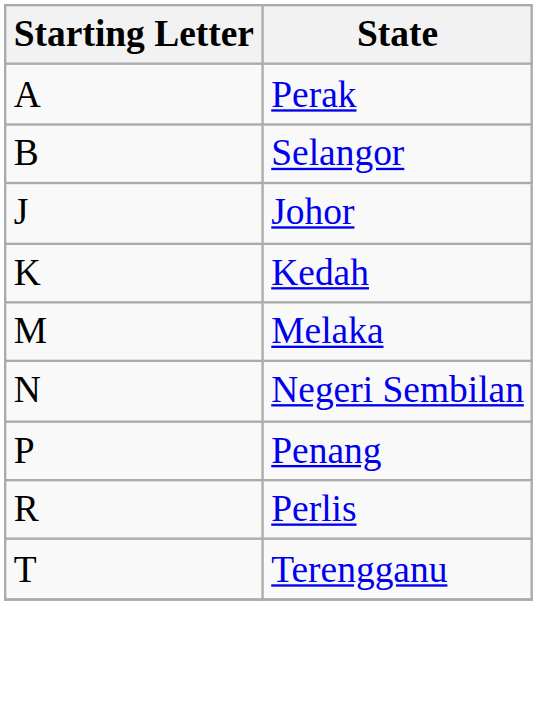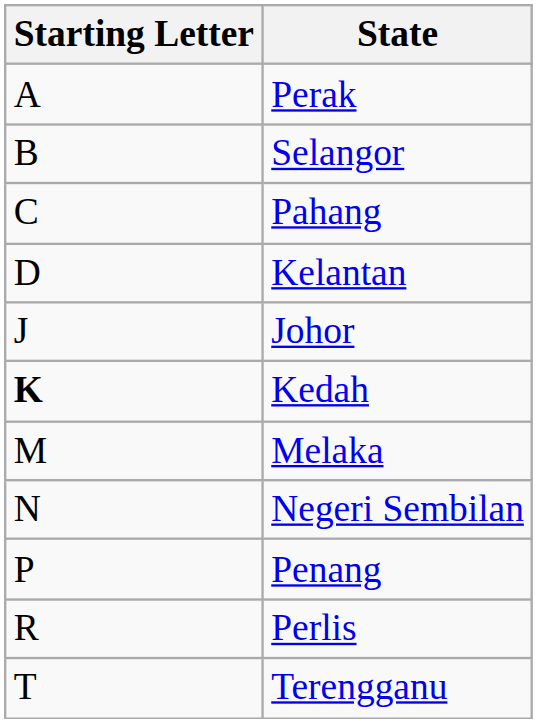+ row: (326, 212)
+ row: (339, 271)
(27, 271) normal -> (28, 390) bold
